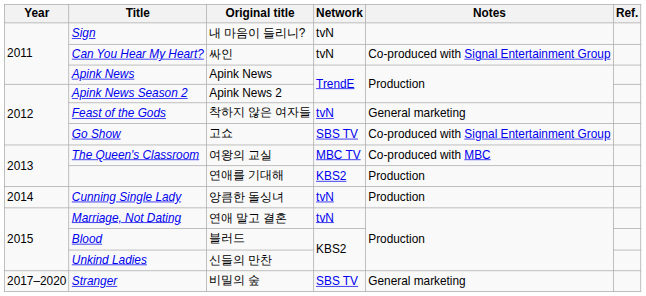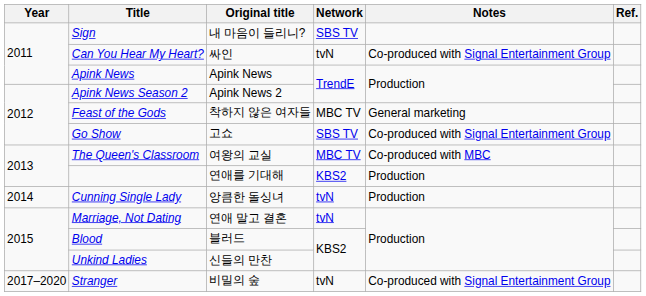(325, 33) tvN -> (337, 33) SBS TV
(325, 113) tvN -> (338, 113) MBC TV
(337, 281) SBS TV -> (325, 281) tvN
(417, 281) General marketing -> (489, 281) Co-produced with Signal Entertainment Group
